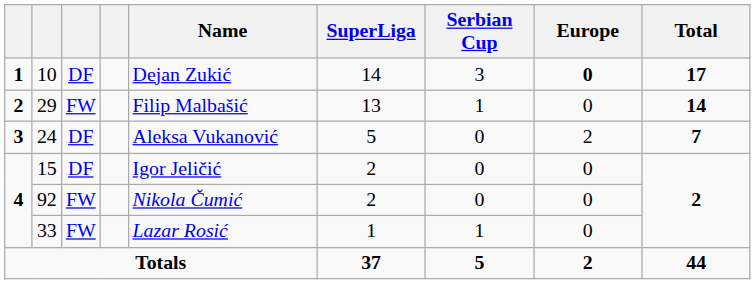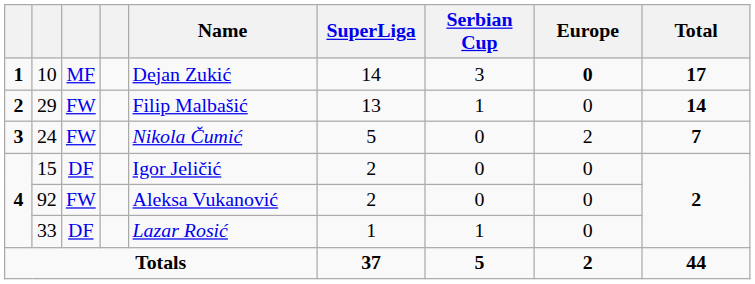(81, 74) DF -> (81, 74) MF
(81, 136) DF -> (81, 136) FW
(205, 136) Aleksa Vukanović -> (187, 136) Nikola Čumić
(187, 199) Nikola Čumić -> (205, 199) Aleksa Vukanović
(81, 231) FW -> (81, 231) DF
